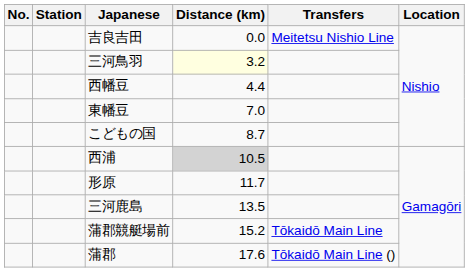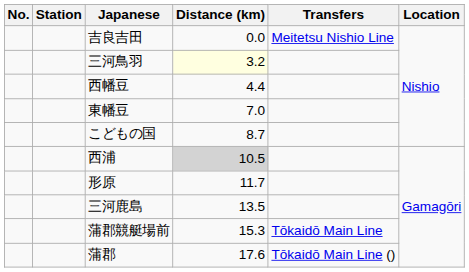(252, 231) 15.2 -> (252, 231) 15.3
